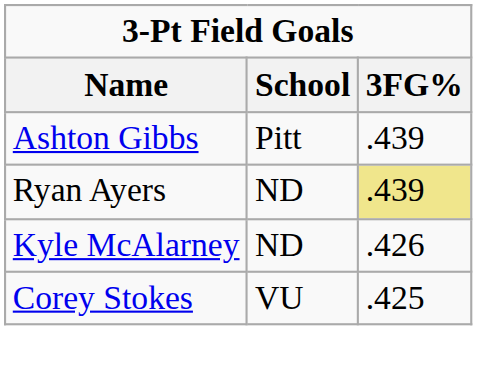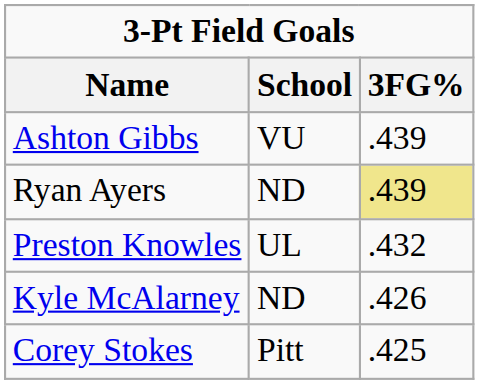(278, 137) Pitt -> (281, 137) VU
+ row: (127, 244)
(279, 297) VU -> (280, 350) Pitt
